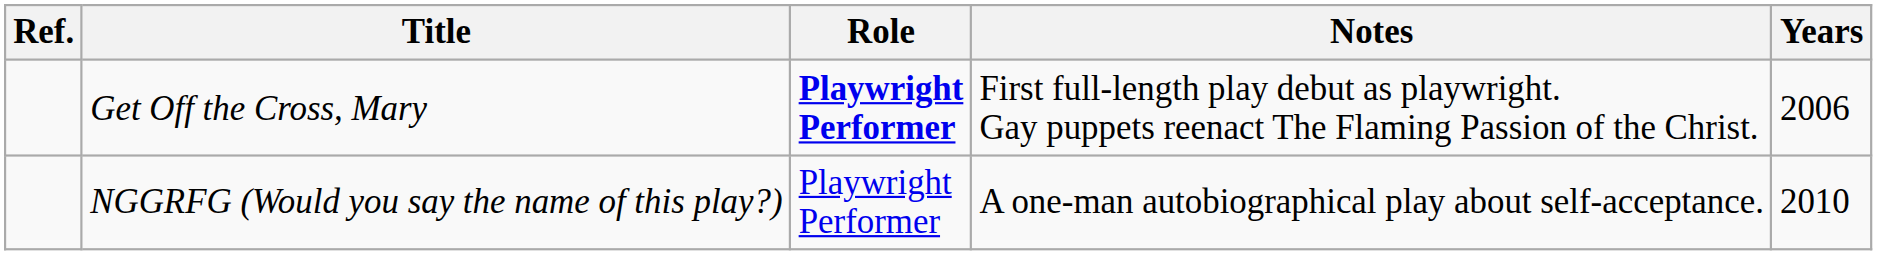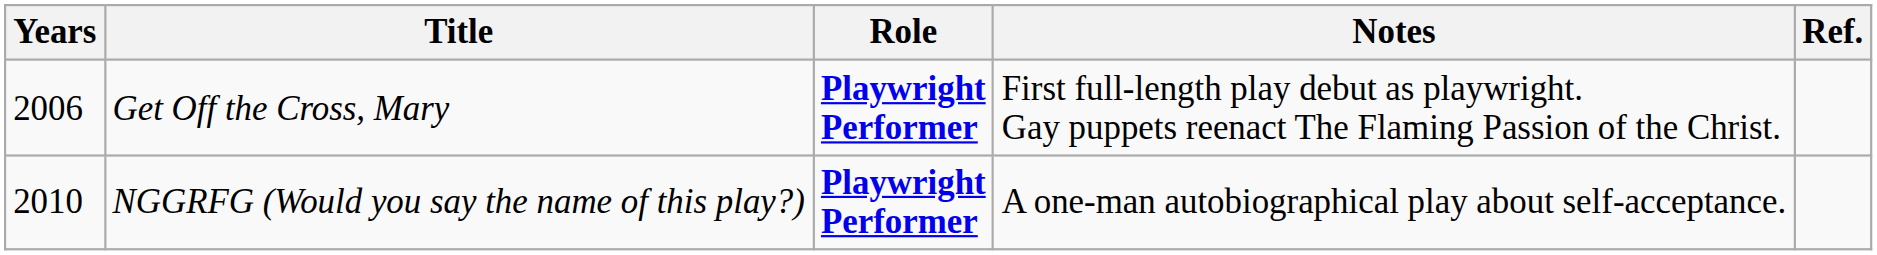columns swapped: (1822, 32) <-> (44, 32)
(875, 201) normal -> (903, 201) bold
